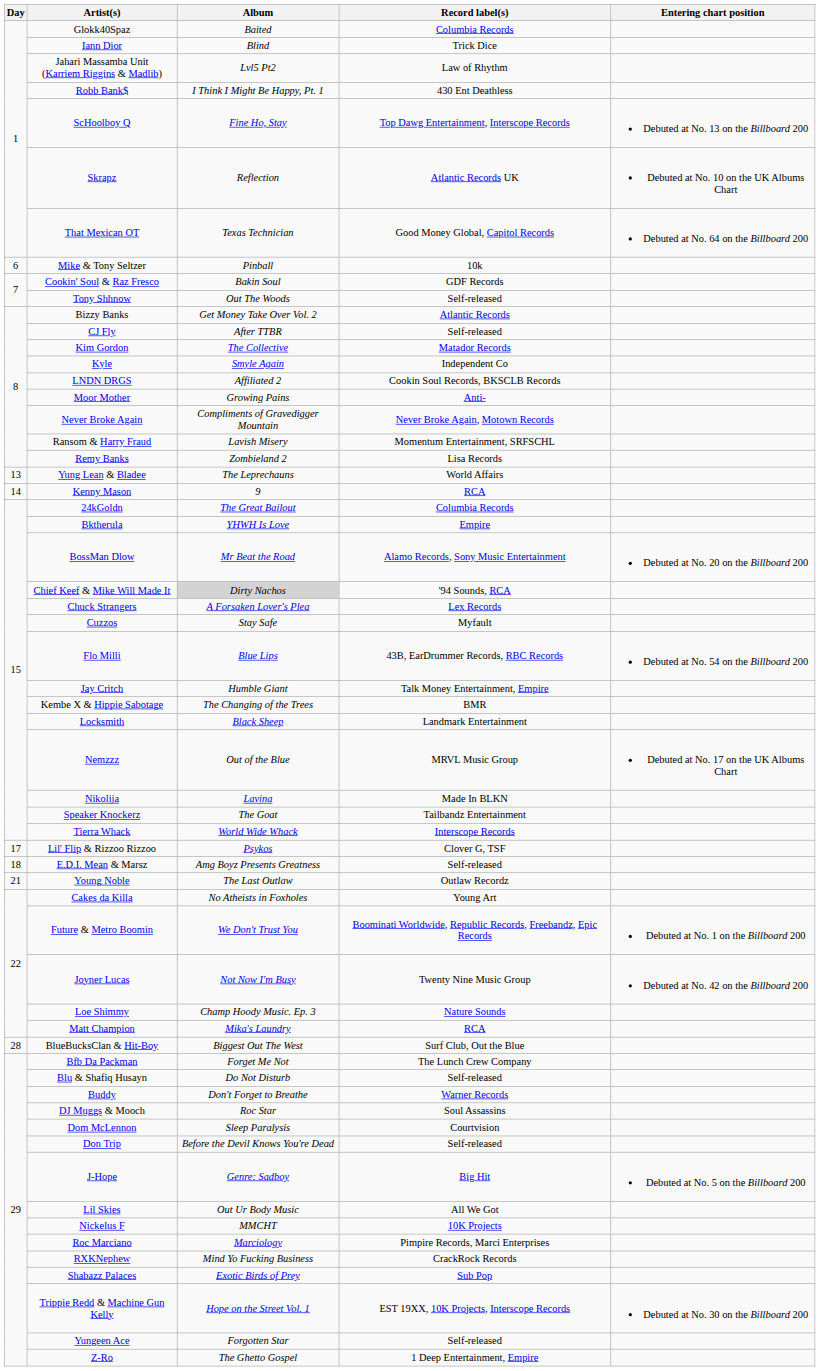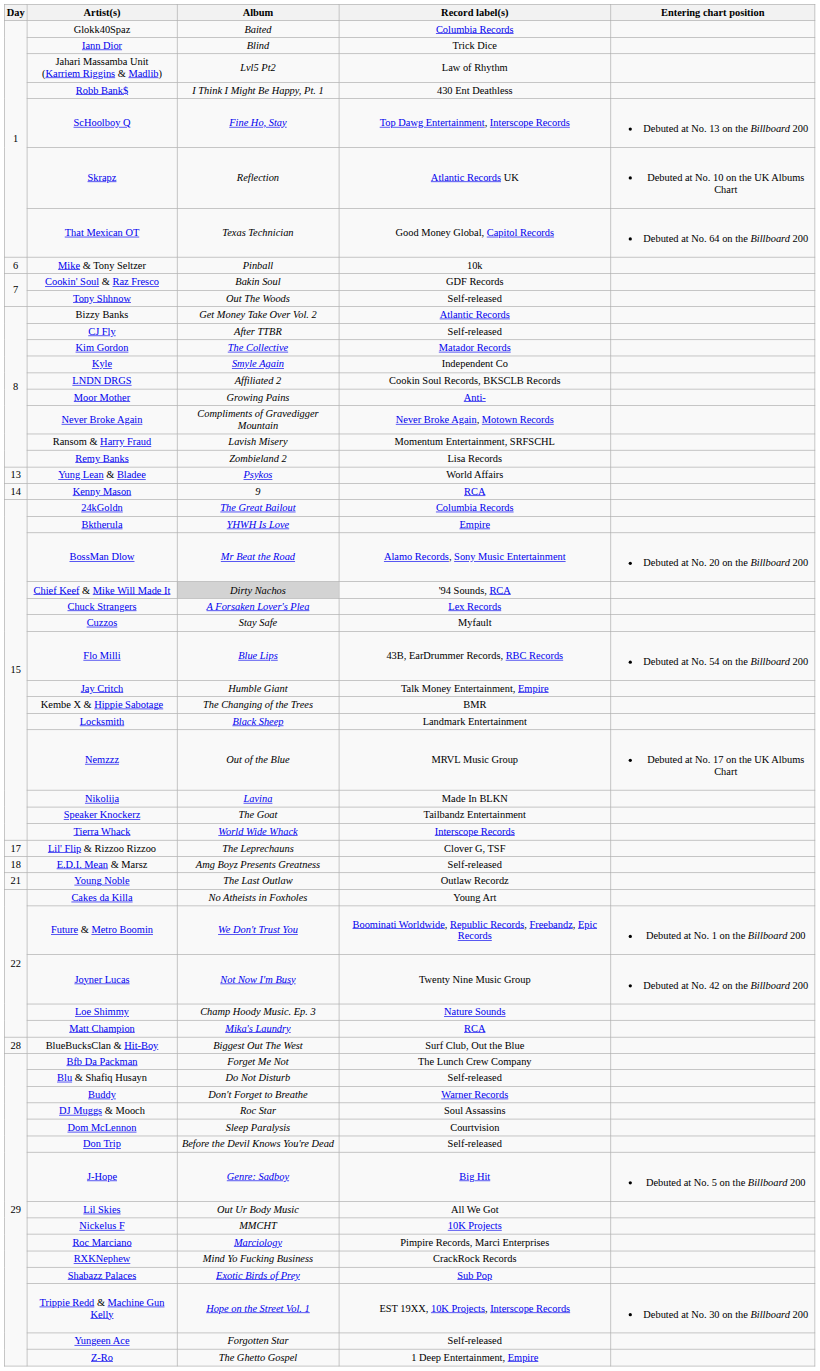(258, 475) The Leprechauns -> (258, 475) Psykos
(258, 848) Psykos -> (258, 848) The Leprechauns
